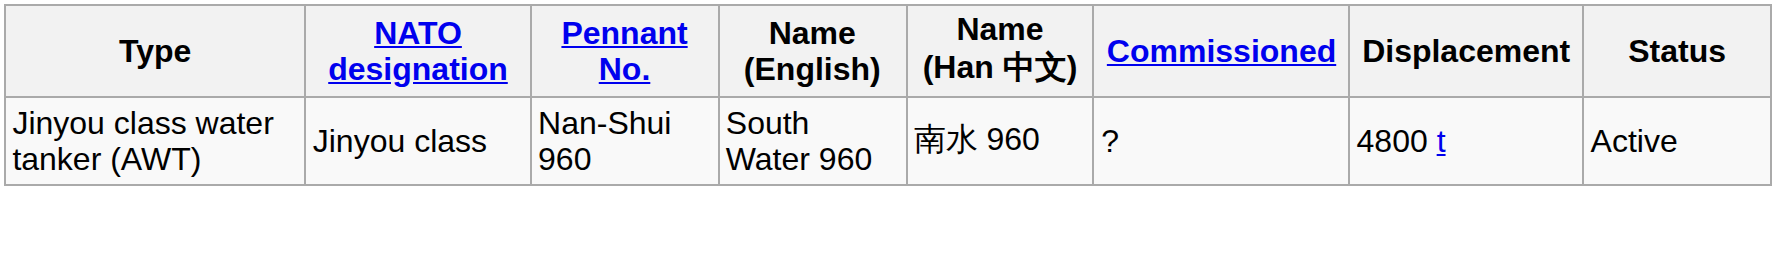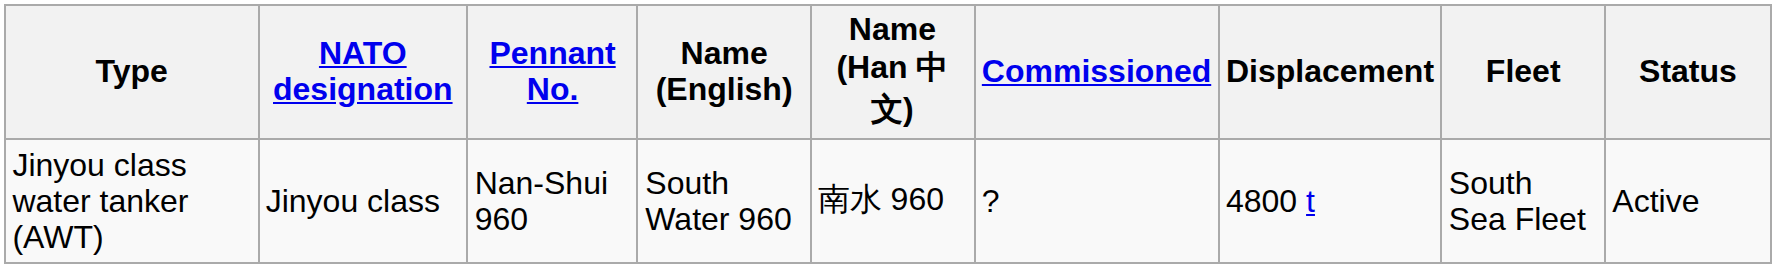+ column: (1523, 71)
